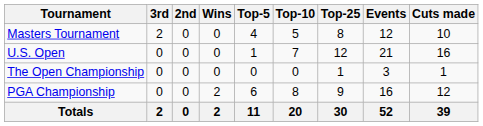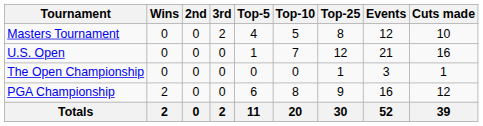columns swapped: (217, 14) <-> (159, 14)
